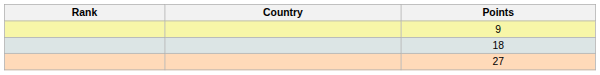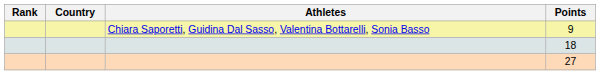+ column: (326, 13)
